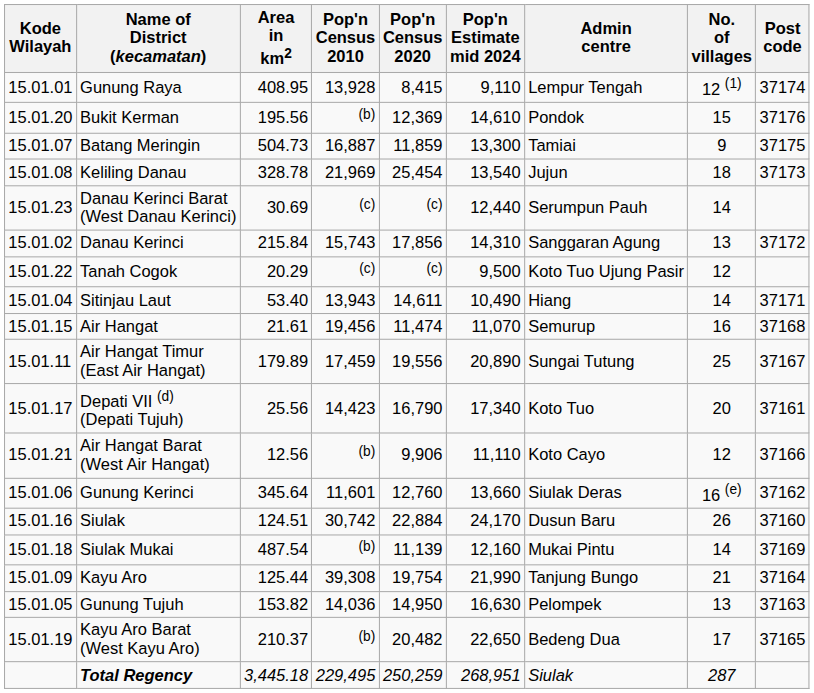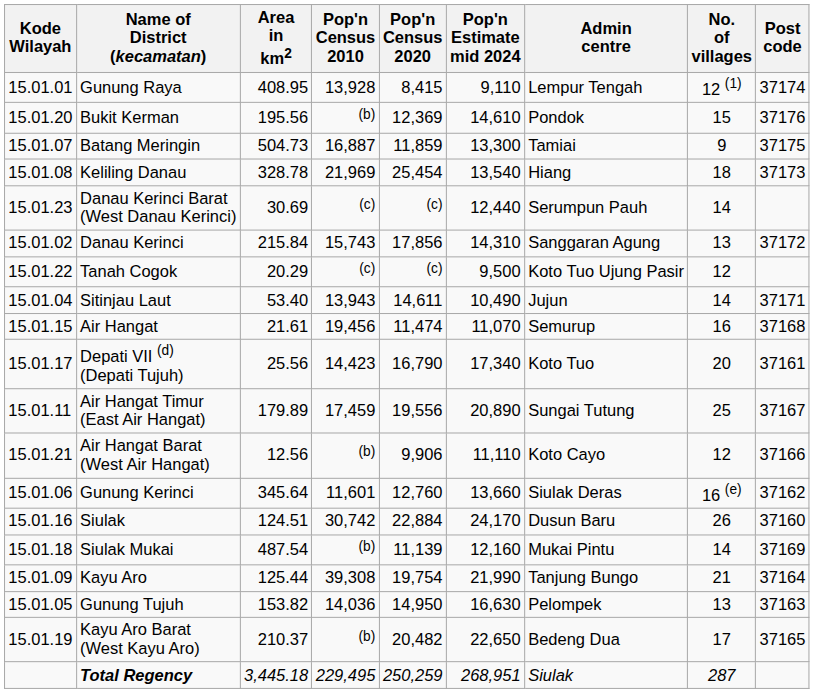(548, 172) Jujun -> (550, 172) Hiang
(550, 300) Hiang -> (548, 300) Jujun
rows swapped: (143, 361) <-> (132, 408)
